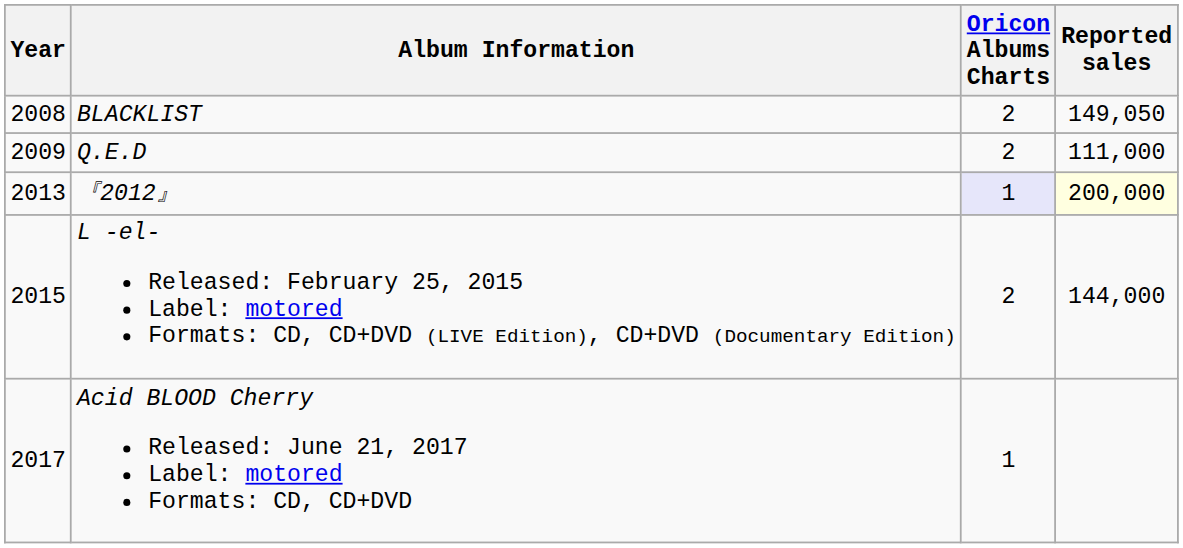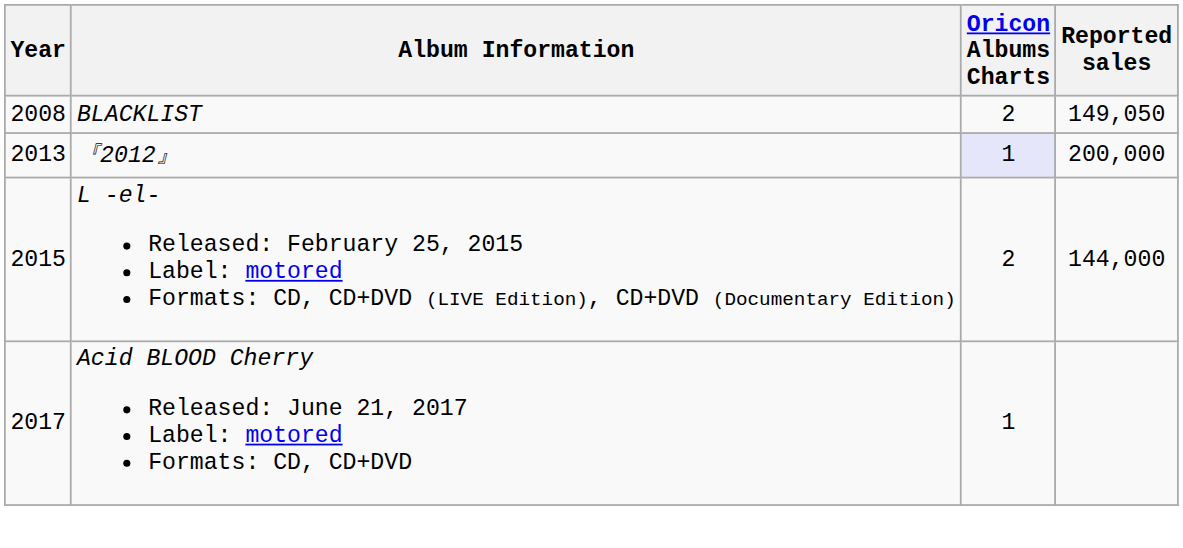- row: (112, 153)
(1117, 193) lightyellow background -> (1117, 155) no background
